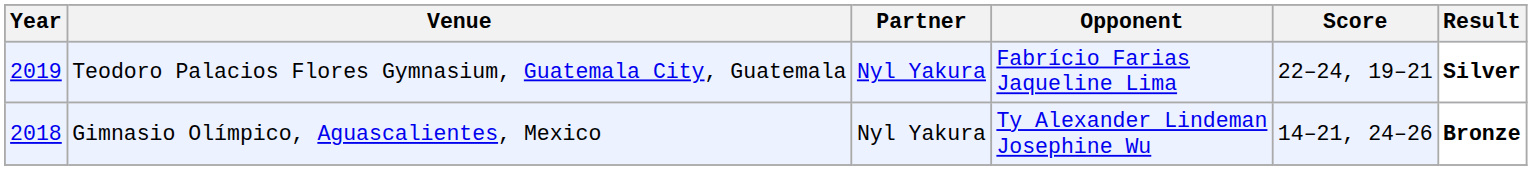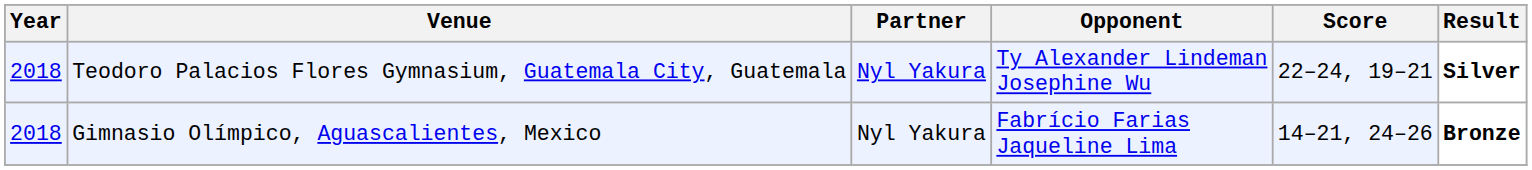(36, 72) 2019 -> (36, 72) 2018
(1093, 72) Fabrício Farias Jaqueline Lima -> (1132, 72) Ty Alexander Lindeman Josephine Wu
(1132, 134) Ty Alexander Lindeman Josephine Wu -> (1093, 134) Fabrício Farias Jaqueline Lima
